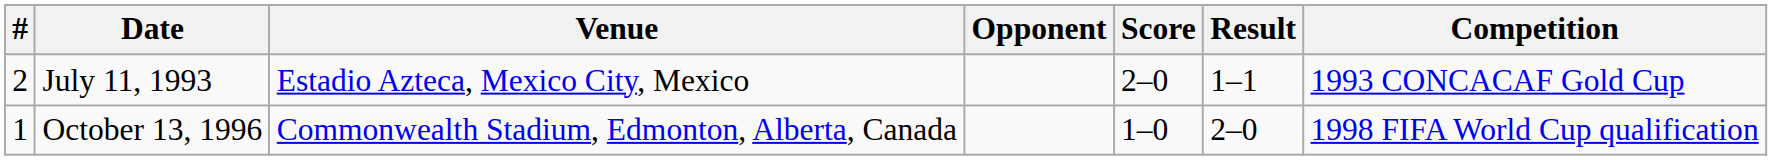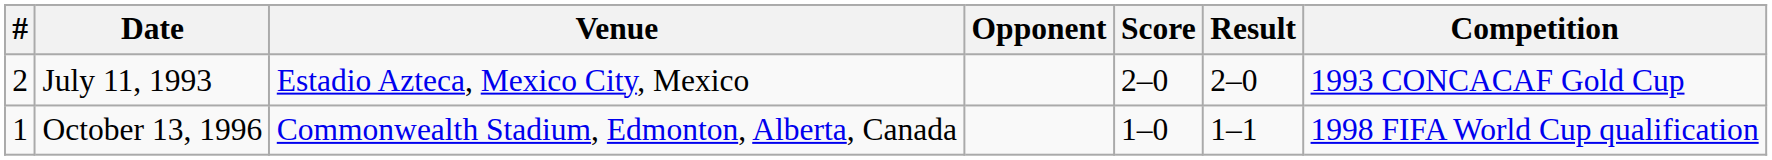(1234, 79) 1–1 -> (1234, 79) 2–0
(1234, 129) 2–0 -> (1234, 129) 1–1
